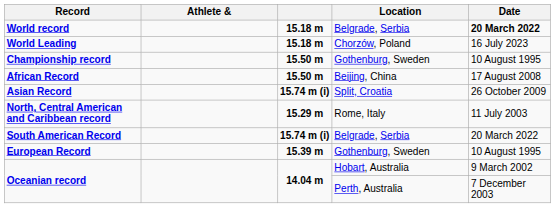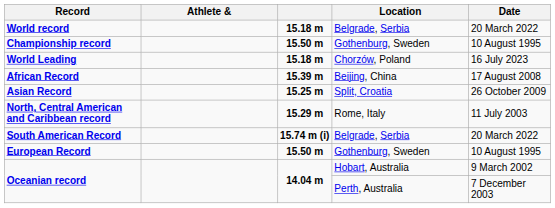(505, 28) bold -> (505, 28) normal
rows swapped: (59, 60) <-> (42, 44)
(305, 76) 15.50 m -> (305, 76) 15.39 m
(305, 92) 15.74 m (i) -> (305, 92) 15.25 m
(305, 151) 15.39 m -> (305, 151) 15.50 m
